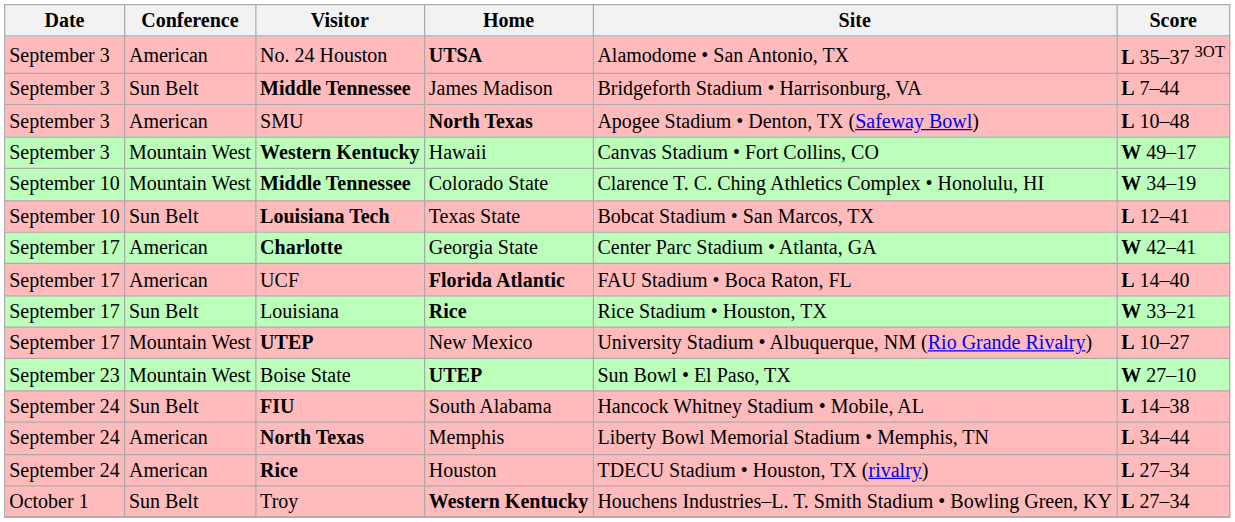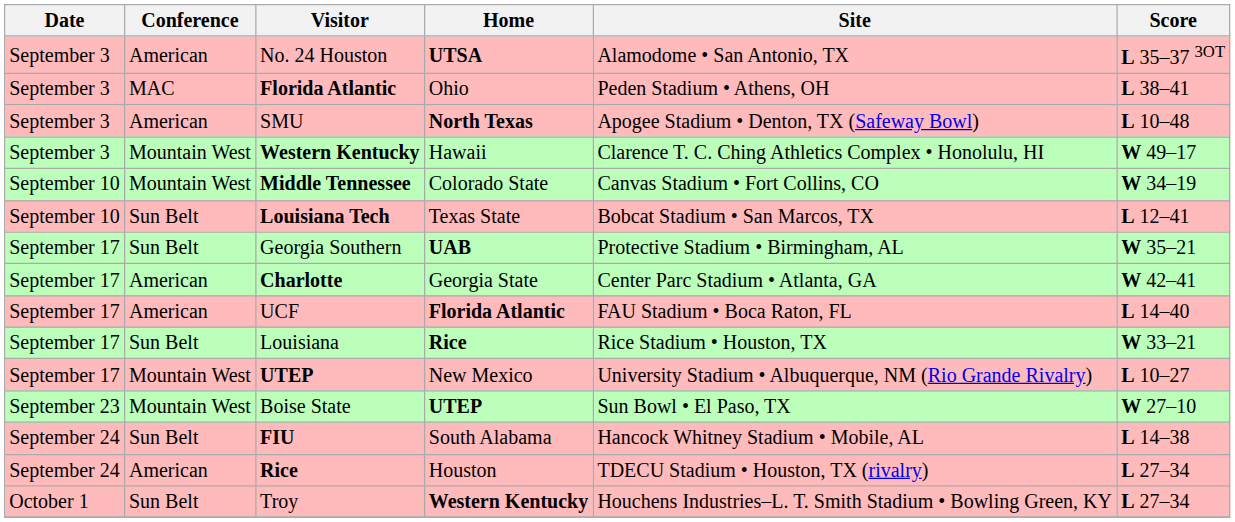+ row: (449, 89)
- row: (491, 89)
(738, 152) Canvas Stadium • Fort Collins, CO -> (821, 152) Clarence T. C. Ching Athletics Complex • Honolulu, HI
(821, 184) Clarence T. C. Ching Athletics Complex • Honolulu, HI -> (738, 184) Canvas Stadium • Fort Collins, CO
+ row: (450, 247)
- row: (467, 438)
